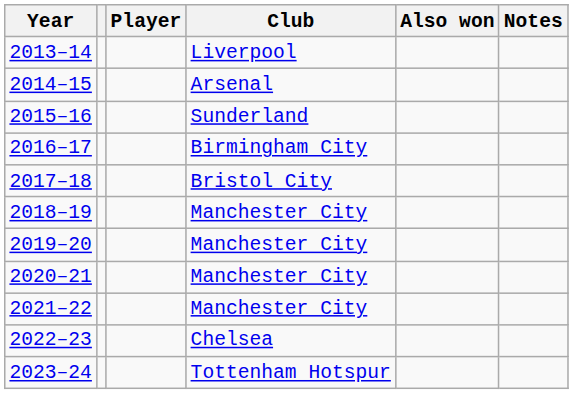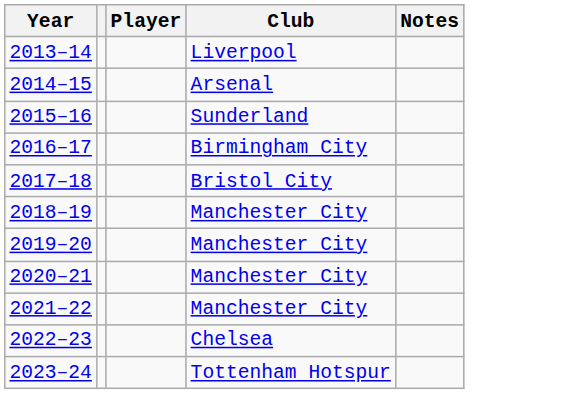- column: (447, 21)
